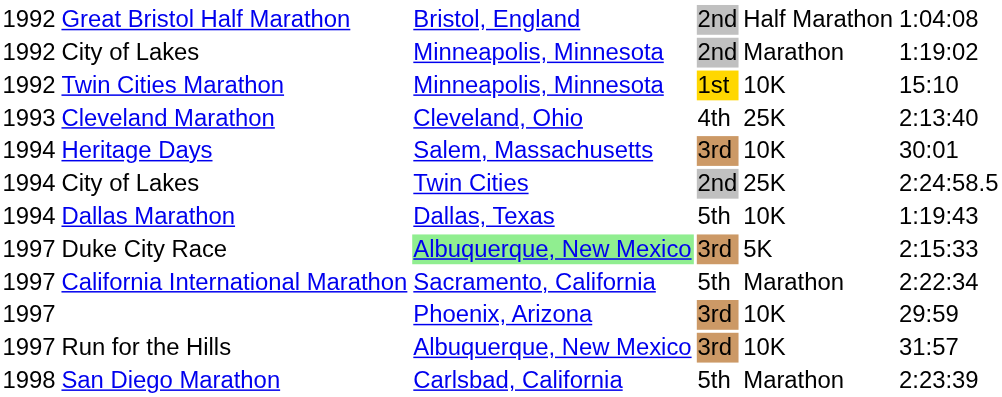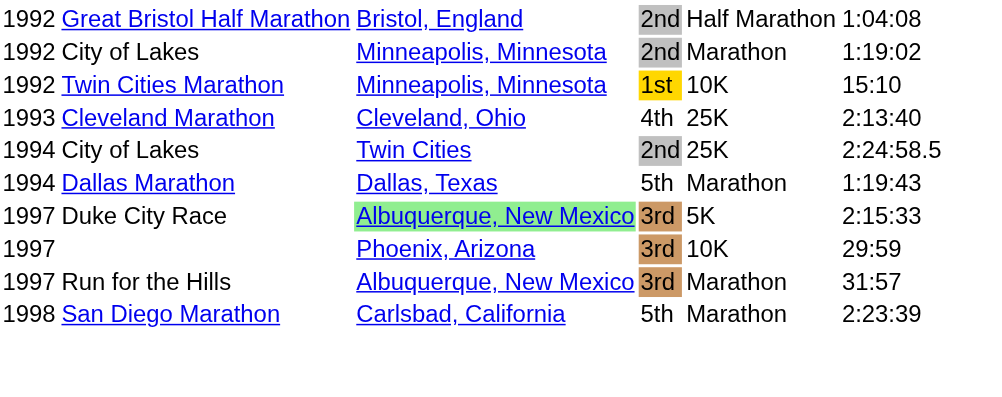- row: (29, 150)
(765, 216) 10K -> (737, 183) Marathon
- row: (29, 281)
(765, 347) 10K -> (737, 281) Marathon
